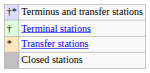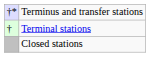- row: (55, 44)
